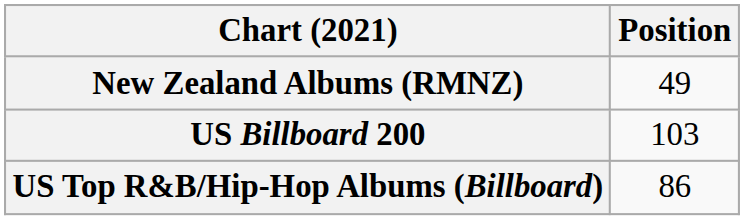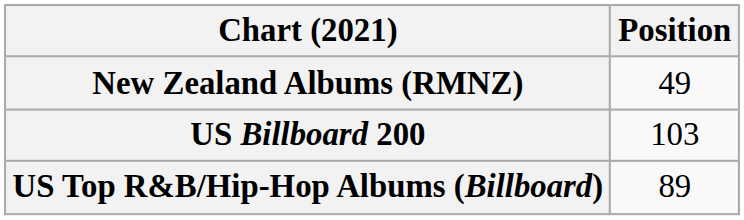(675, 186) 86 -> (675, 186) 89
